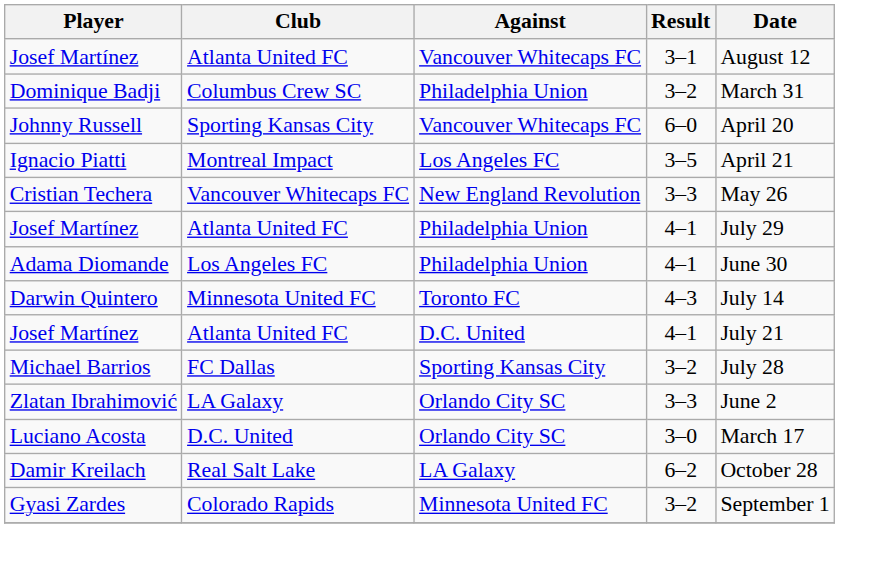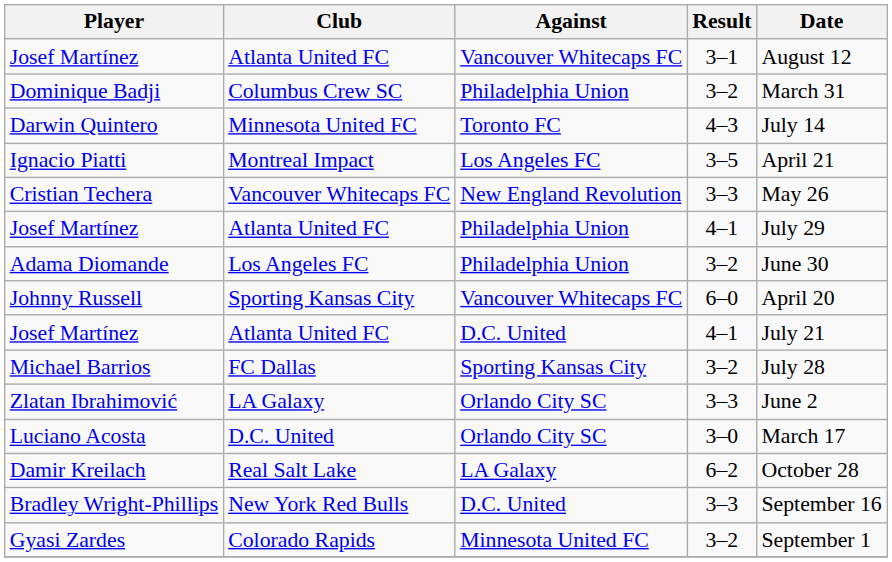rows swapped: (76, 125) <-> (84, 297)
(681, 263) 4–1 -> (722, 263) 3–2
+ row: (114, 504)
